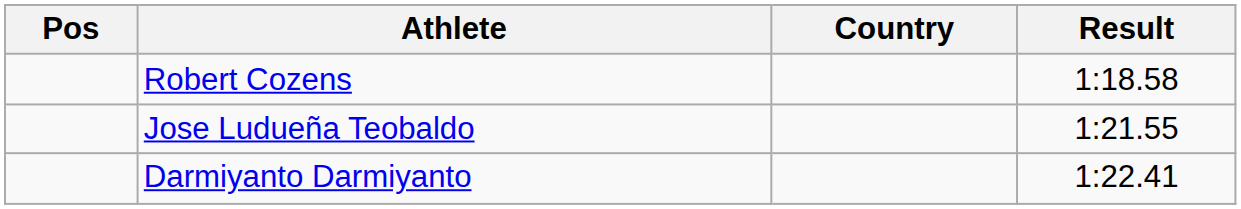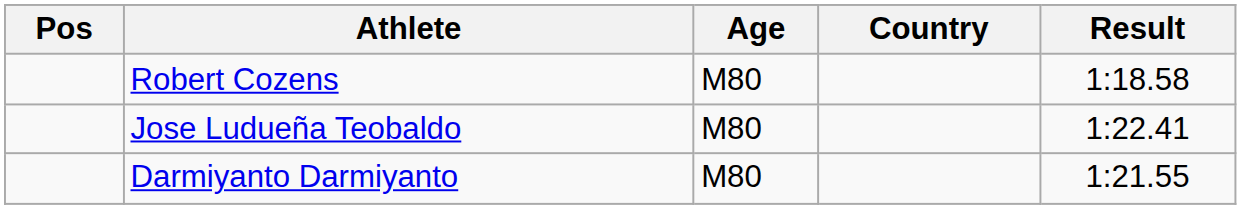+ column: (756, 29)
(1126, 128) 1:21.55 -> (1137, 128) 1:22.41
(1126, 177) 1:22.41 -> (1137, 177) 1:21.55
